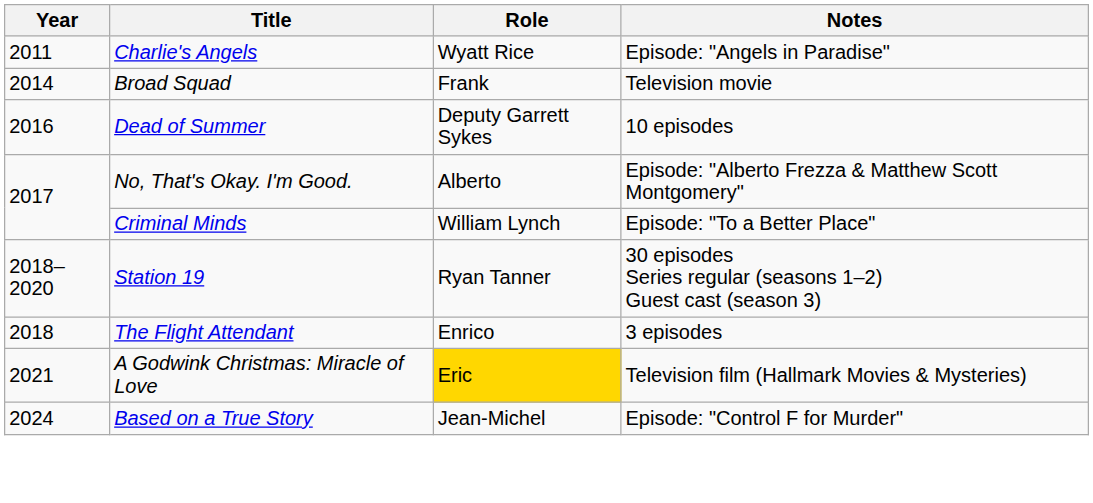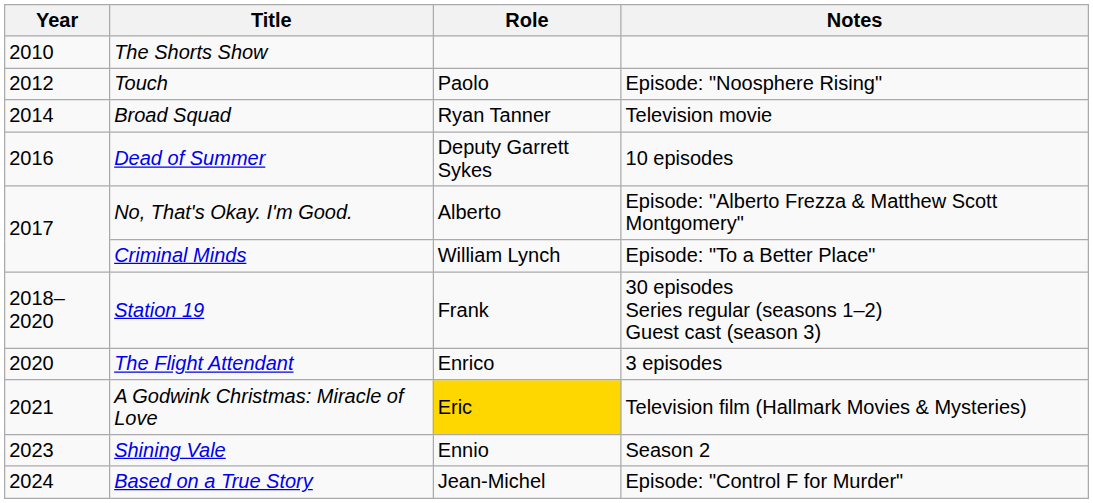+ row: (191, 52)
- row: (186, 52)
+ row: (141, 83)
(463, 83) Frank -> (494, 115) Ryan Tanner
(494, 278) Ryan Tanner -> (463, 309) Frank
(31, 332) 2018 -> (31, 364) 2020
+ row: (170, 450)
